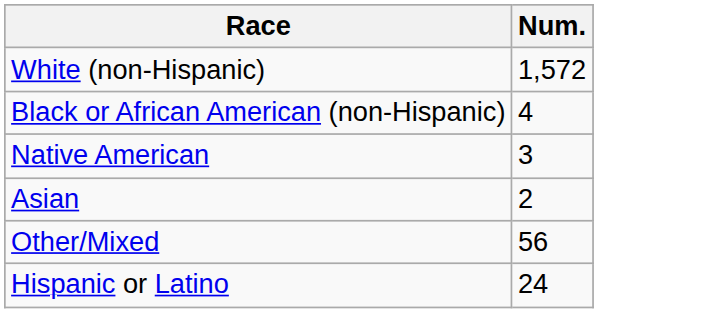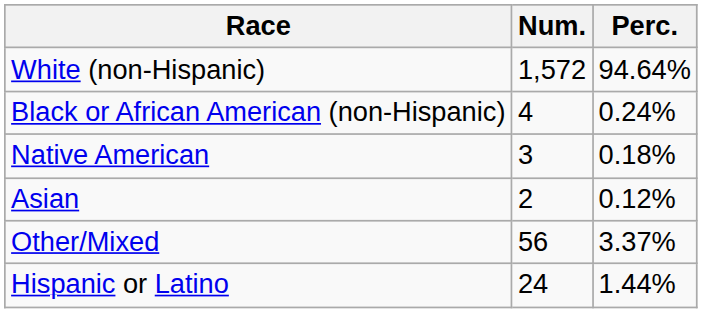+ column: (645, 26)
